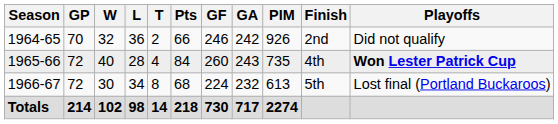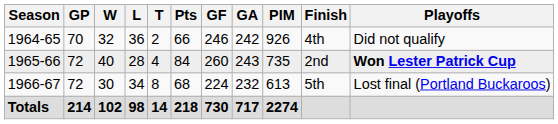(317, 38) 2nd -> (315, 38) 4th
(315, 61) 4th -> (317, 61) 2nd
